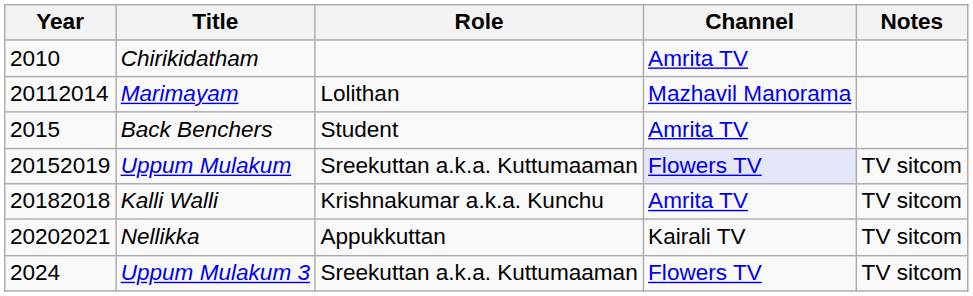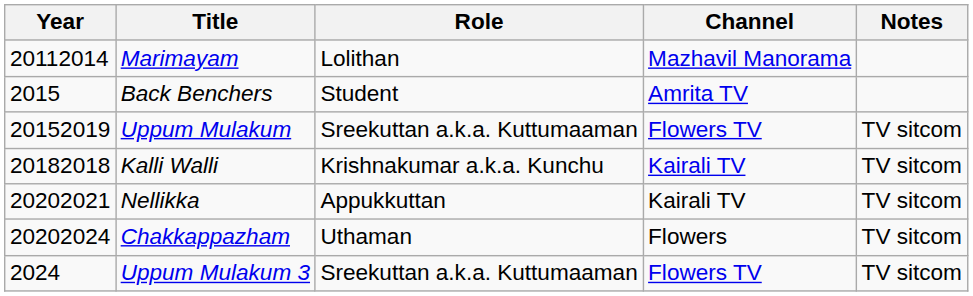- row: (190, 58)
(705, 165) lavender background -> (705, 129) no background
(698, 201) Amrita TV -> (697, 165) Kairali TV
+ row: (205, 237)
